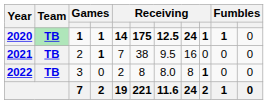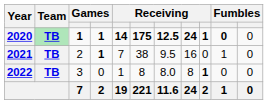(224, 36) 1 -> (224, 36) 0
(224, 54) 0 -> (224, 54) 1
(121, 72) 2 -> (121, 72) 1
